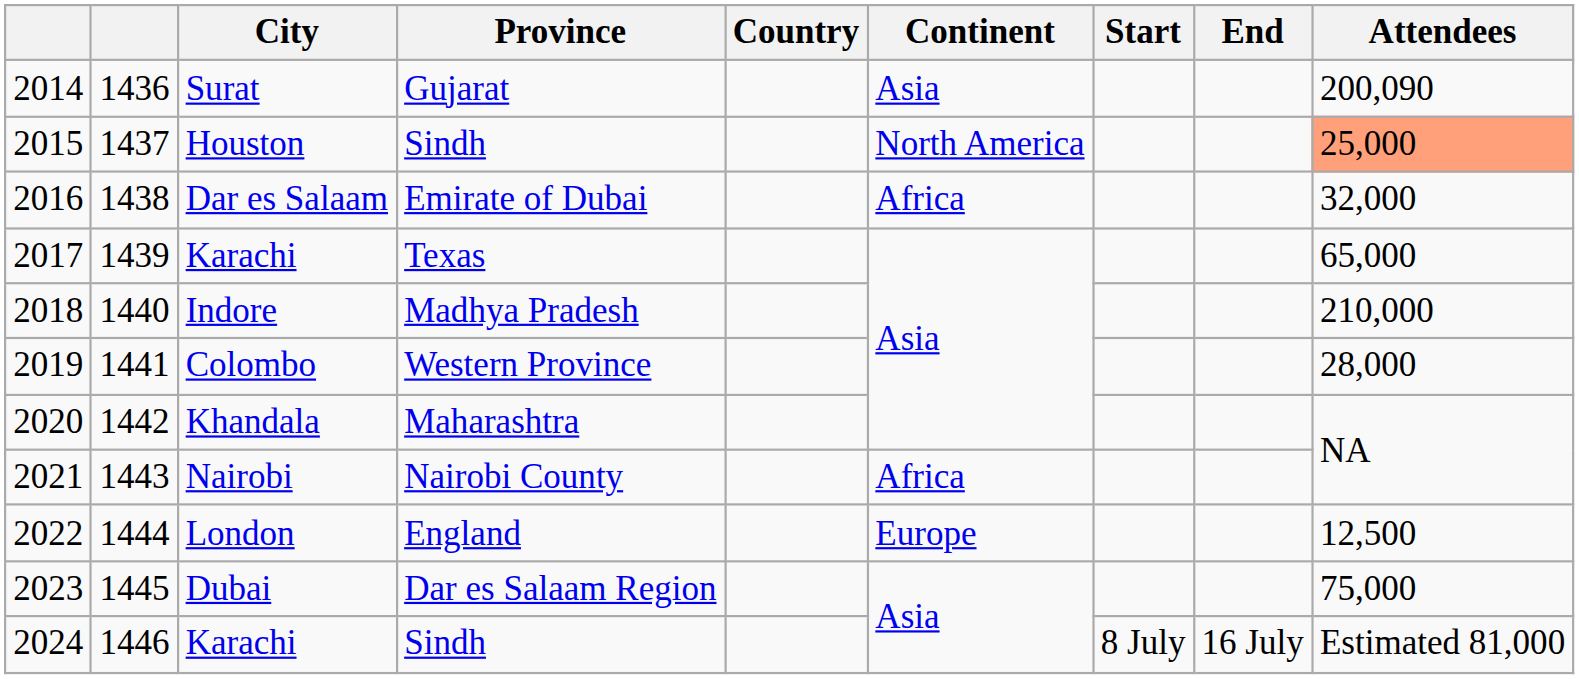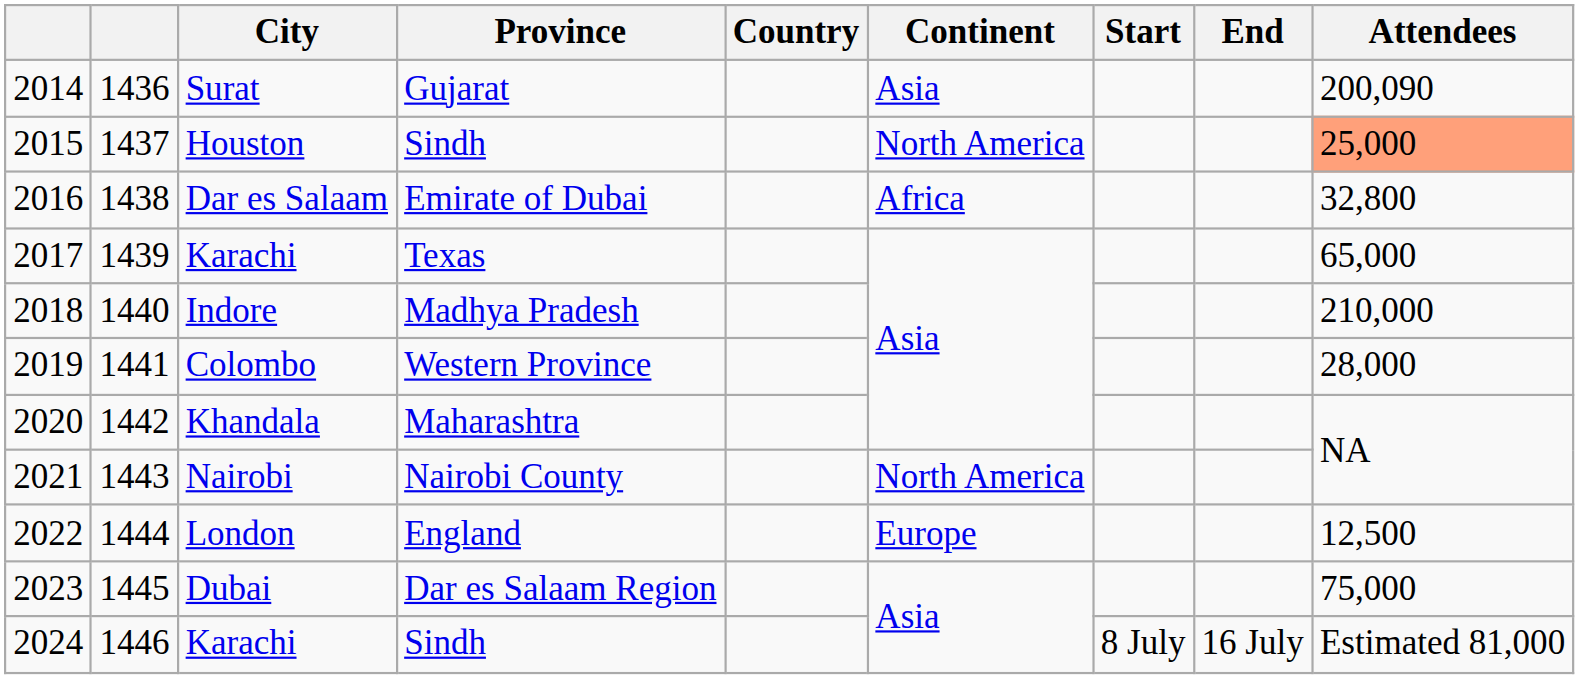(1368, 198) 32,000 -> (1368, 198) 32,800
(920, 476) Africa -> (980, 476) North America
